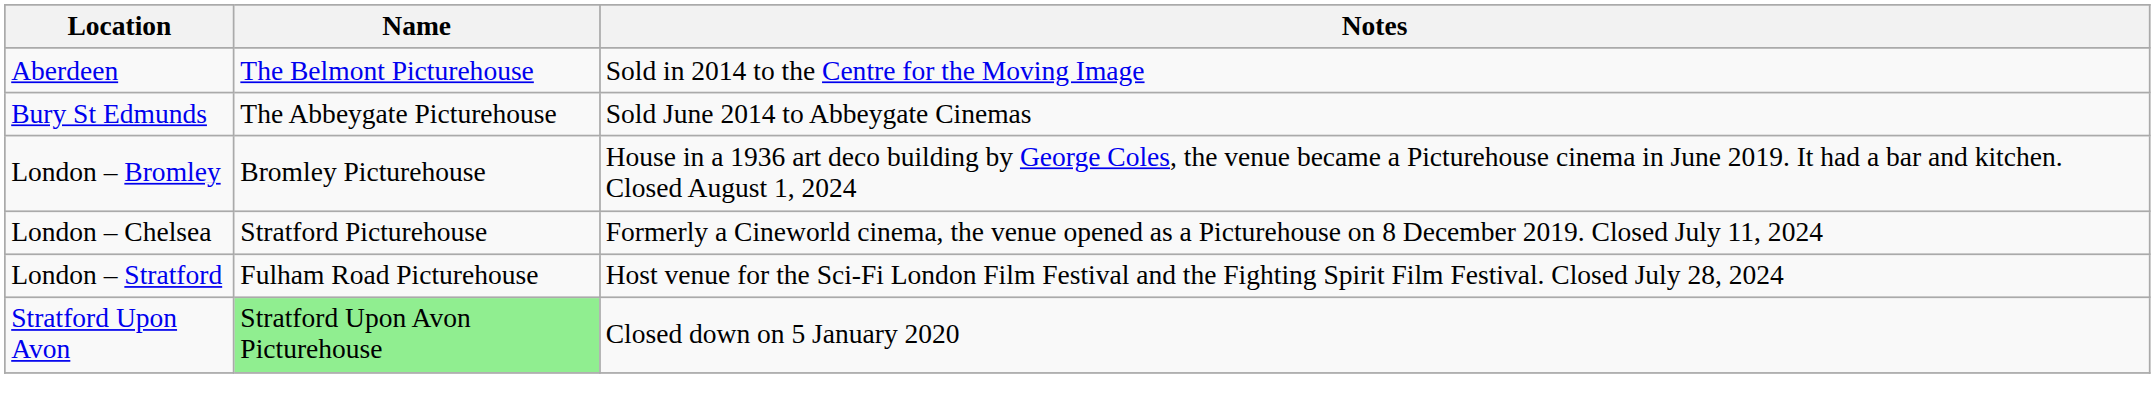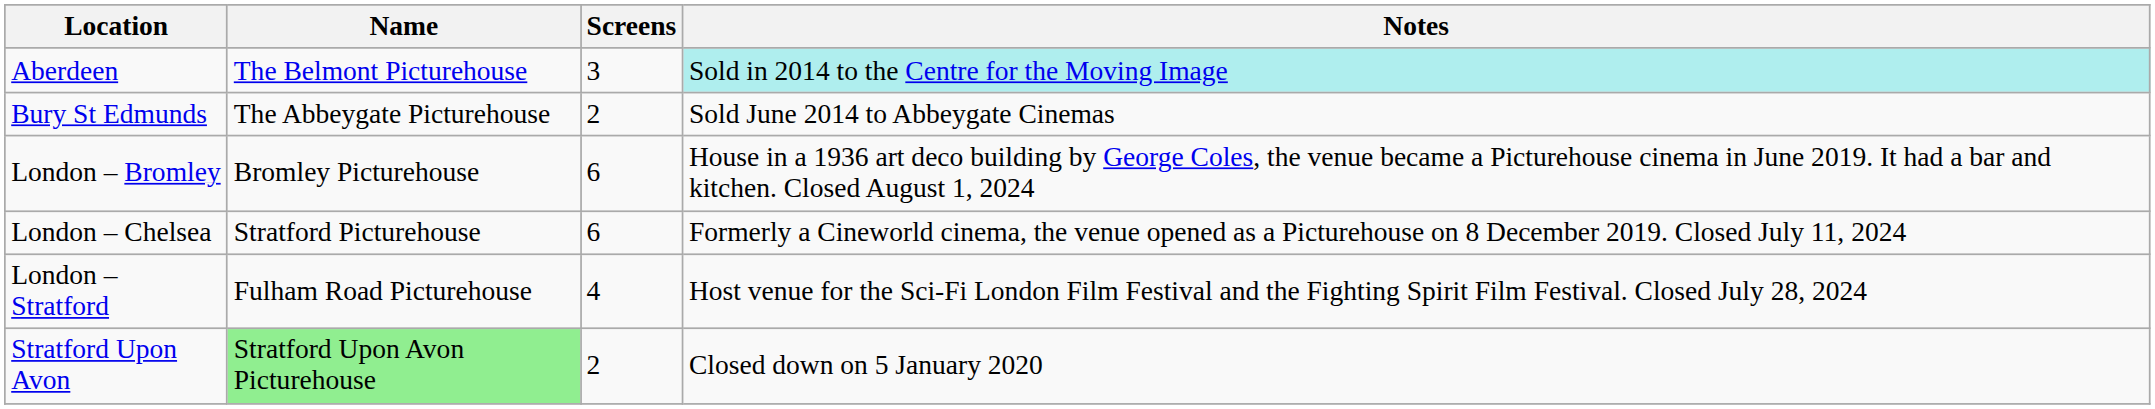+ column: (631, 26)
(875, 69) no background -> (958, 69) paleturquoise background
